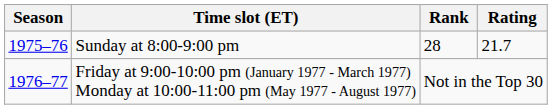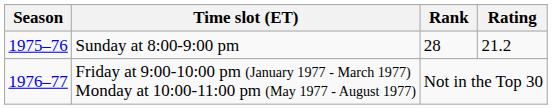(496, 44) 21.7 -> (496, 44) 21.2
